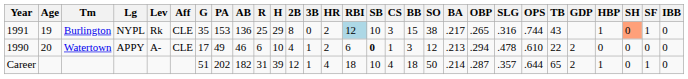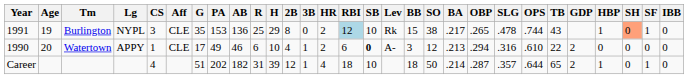columns swapped: (159, 13) <-> (395, 13)
(507, 30) .316 -> (507, 30) .478
(507, 47) .478 -> (507, 47) .316
